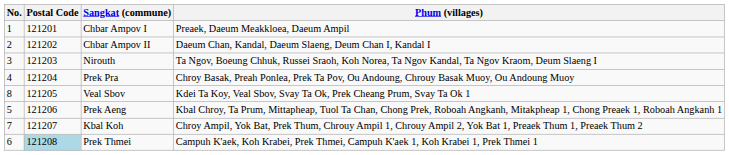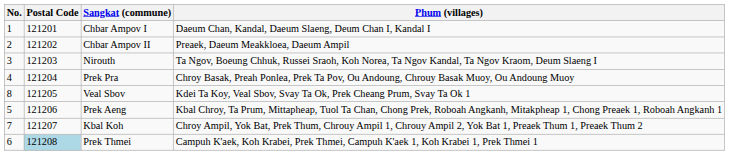(263, 28) Preaek, Daeum Meakkloea, Daeum Ampil -> (303, 28) Daeum Chan, Kandal, Daeum Slaeng, Deum Chan I, Kandal I
(303, 45) Daeum Chan, Kandal, Daeum Slaeng, Deum Chan I, Kandal I -> (263, 45) Preaek, Daeum Meakkloea, Daeum Ampil
